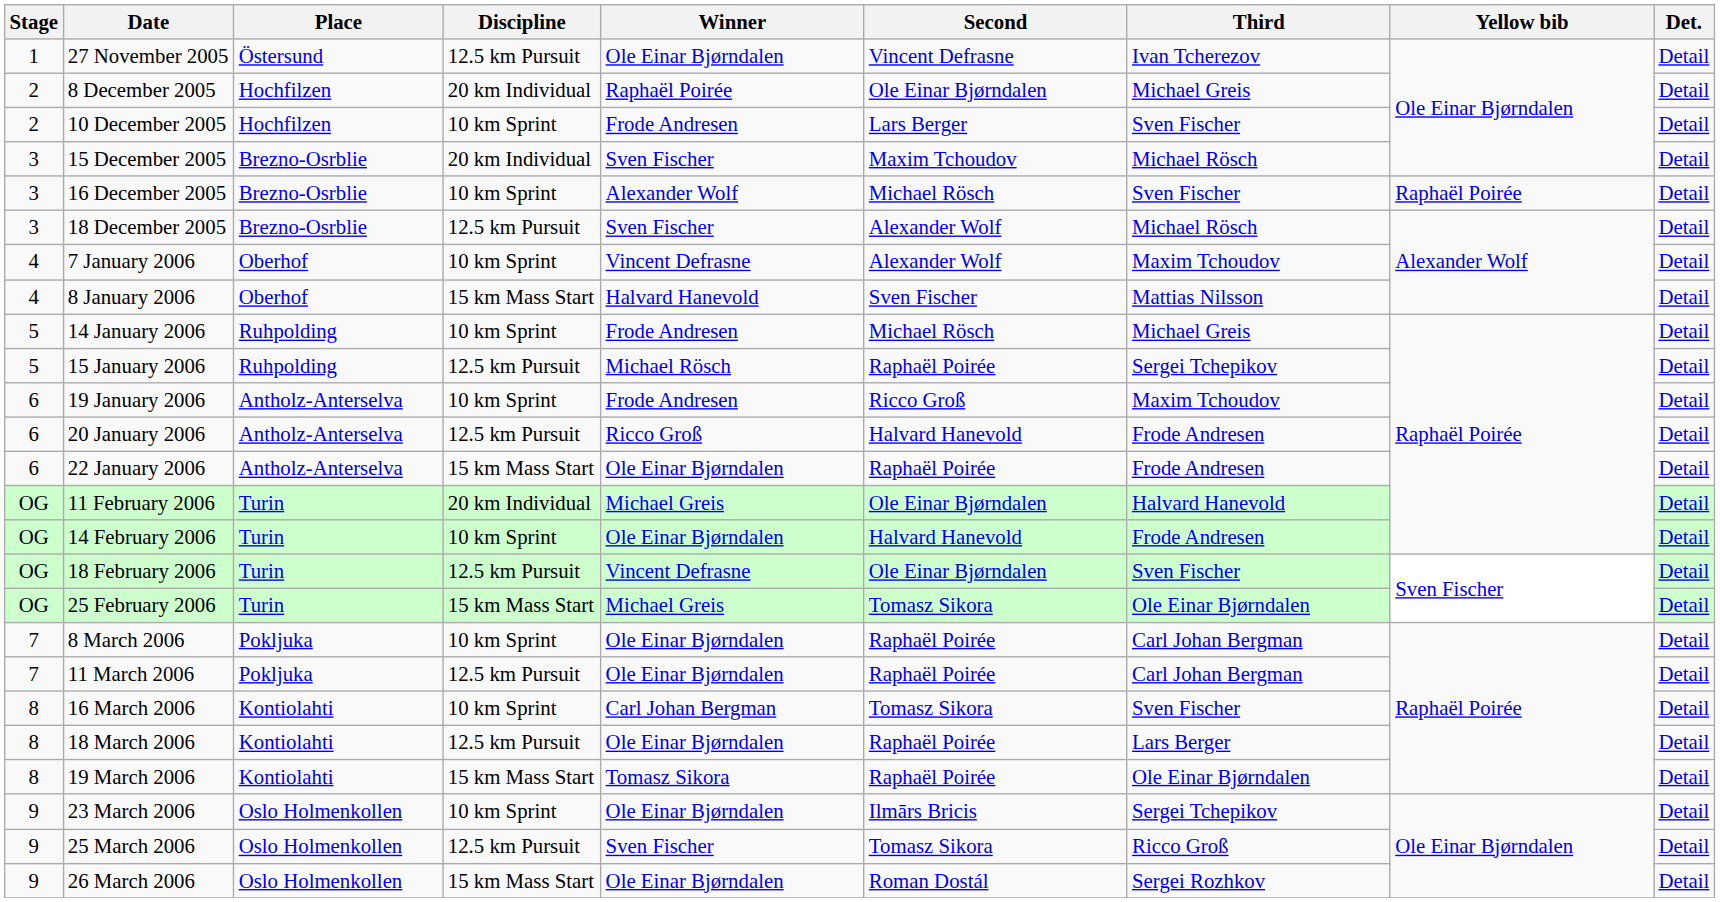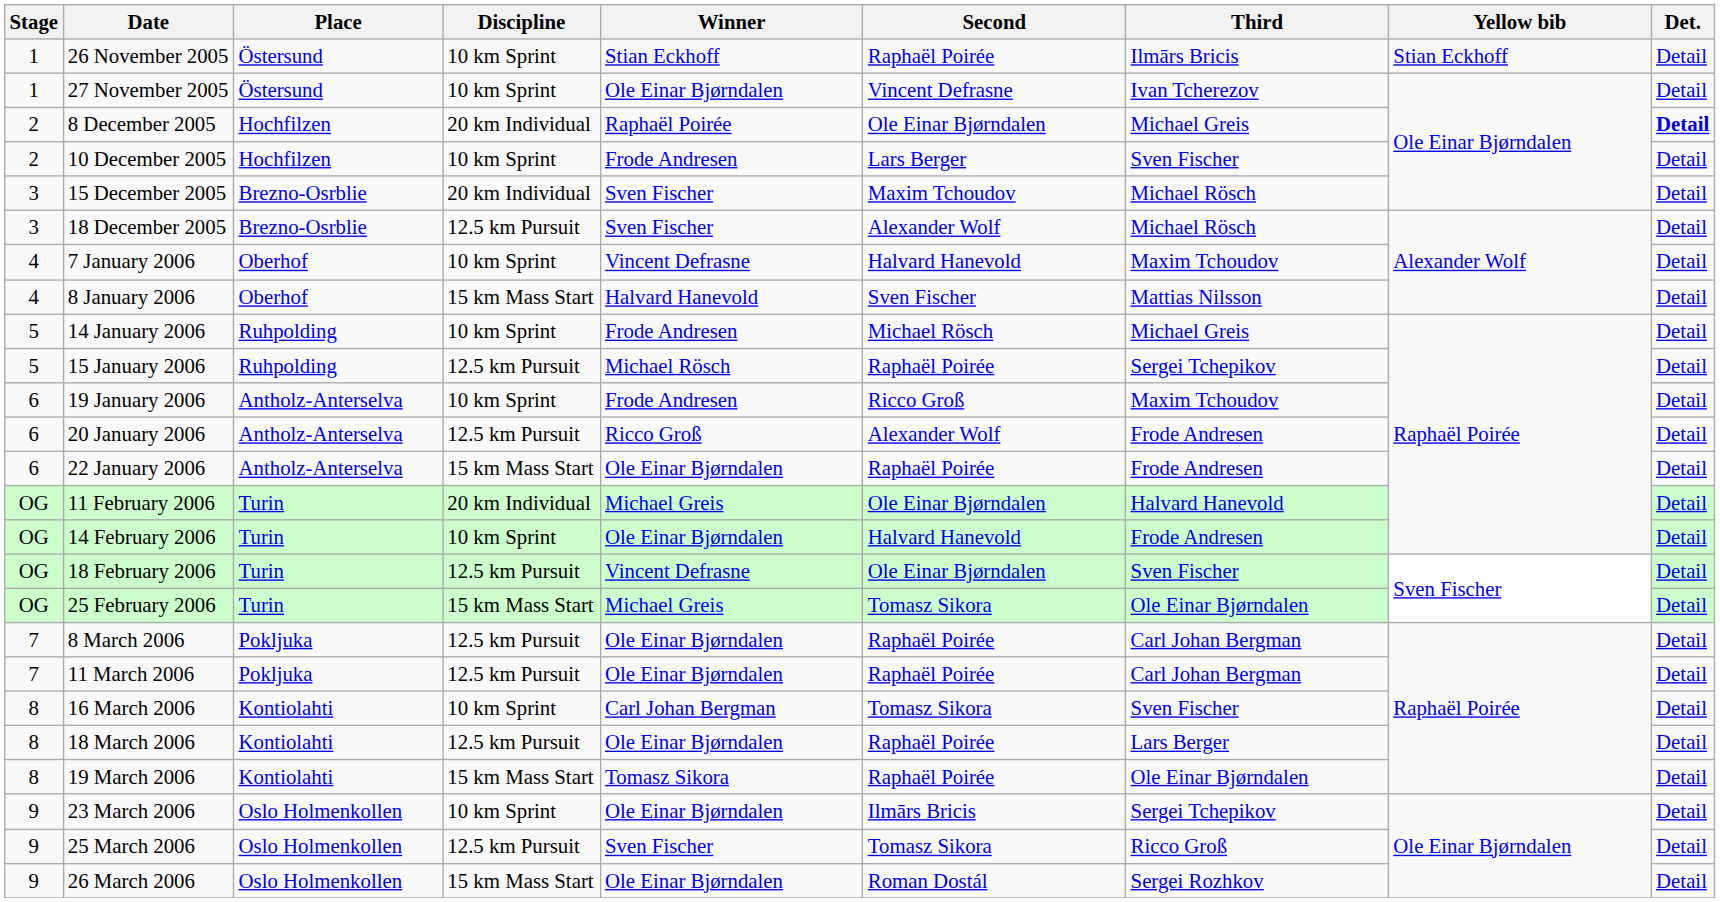+ row: (148, 56)
(514, 56) 12.5 km Pursuit -> (502, 90) 10 km Sprint
(1684, 90) normal -> (1683, 124) bold
- row: (147, 193)
(935, 262) Alexander Wolf -> (944, 262) Halvard Hanevold
(945, 433) Halvard Hanevold -> (934, 433) Alexander Wolf
(502, 639) 10 km Sprint -> (514, 639) 12.5 km Pursuit
